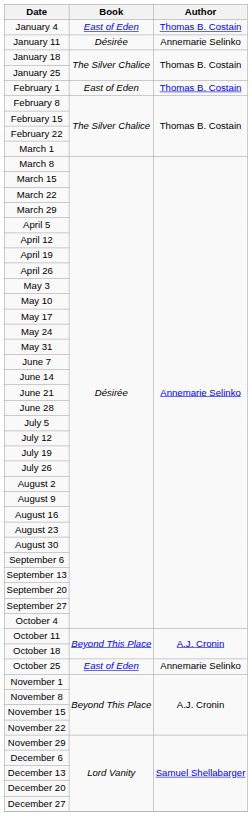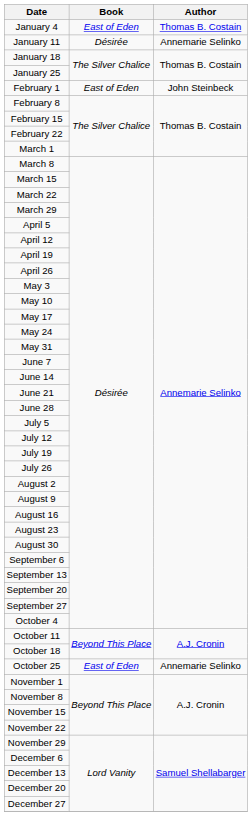(201, 88) Thomas B. Costain -> (201, 88) John Steinbeck
